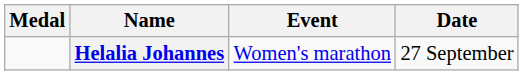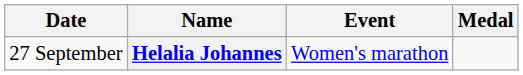columns swapped: (37, 20) <-> (457, 20)
